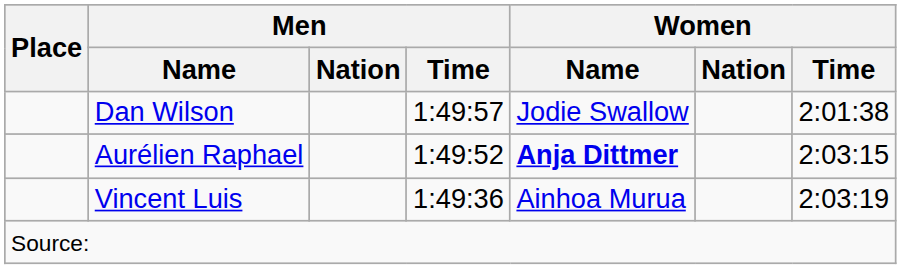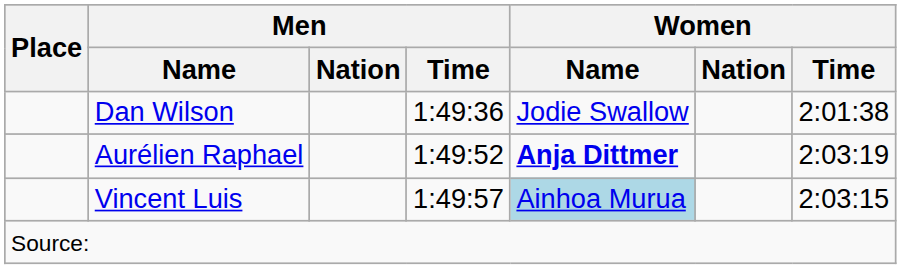(458, 112) 1:49:57 -> (458, 112) 1:49:36
(844, 155) 2:03:15 -> (844, 155) 2:03:19
(458, 198) 1:49:36 -> (458, 198) 1:49:57
(601, 198) no background -> (601, 198) lightblue background
(844, 198) 2:03:19 -> (844, 198) 2:03:15
